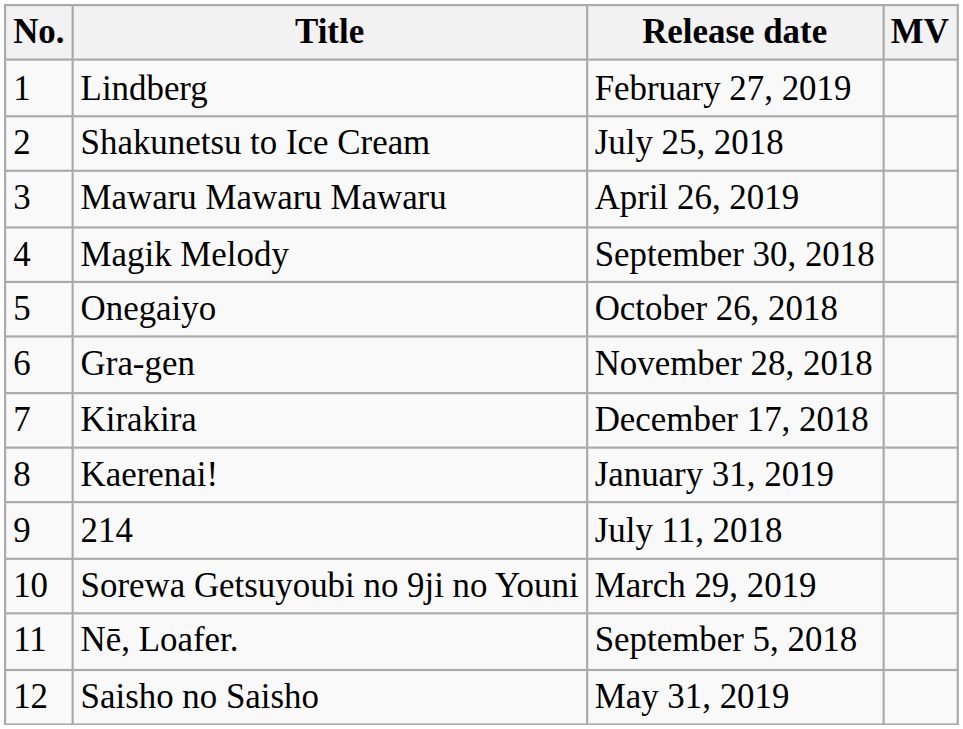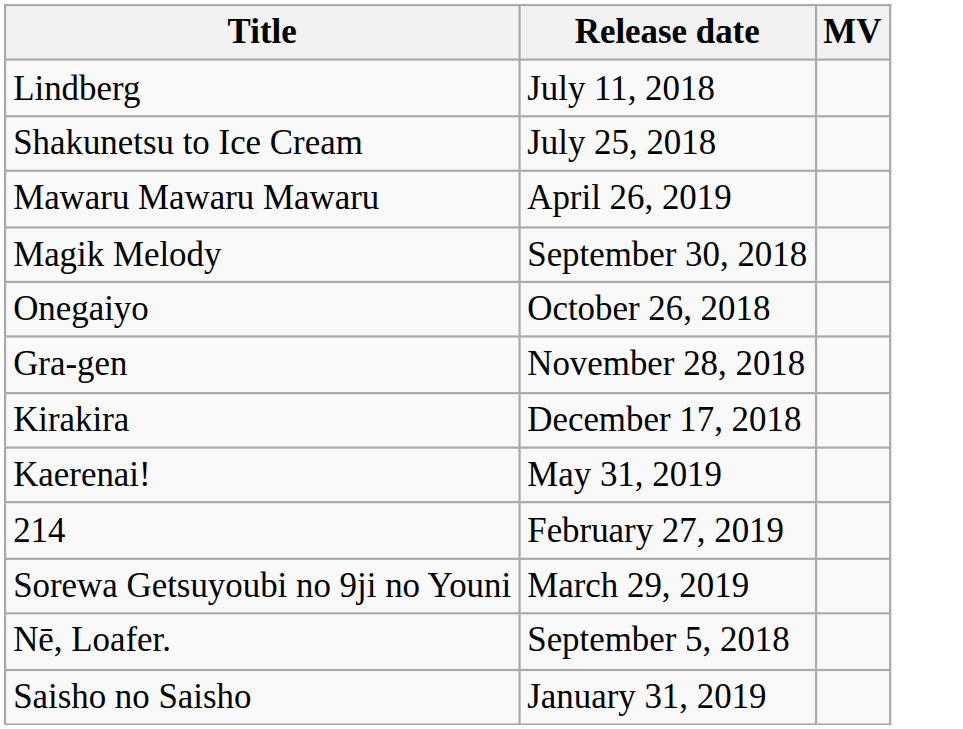- column: (39, 32)
(723, 87) February 27, 2019 -> (621, 87) July 11, 2018
(714, 474) January 31, 2019 -> (625, 474) May 31, 2019
(689, 530) July 11, 2018 -> (656, 530) February 27, 2019
(692, 695) May 31, 2019 -> (647, 695) January 31, 2019
